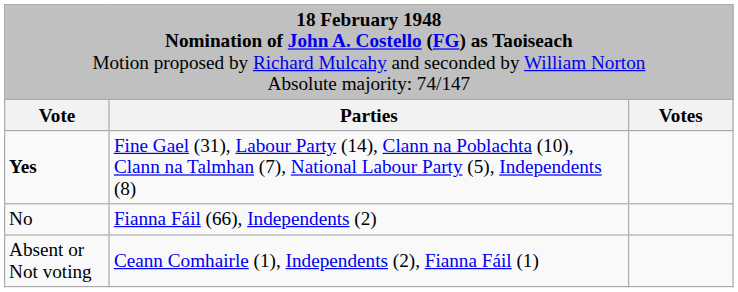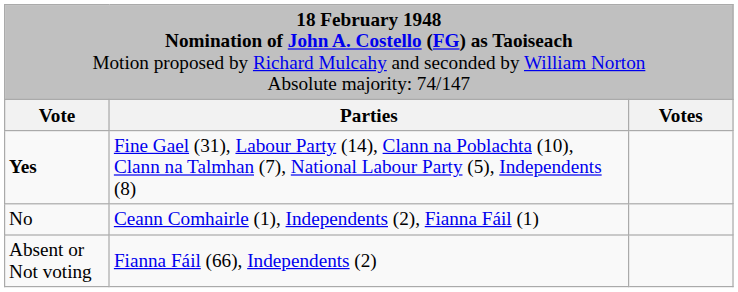(245, 219) Fianna Fáil (66), Independents (2) -> (326, 219) Ceann Comhairle (1), Independents (2), Fianna Fáil (1)
(326, 260) Ceann Comhairle (1), Independents (2), Fianna Fáil (1) -> (245, 260) Fianna Fáil (66), Independents (2)
